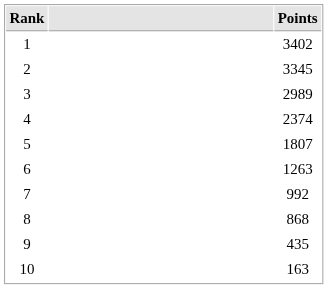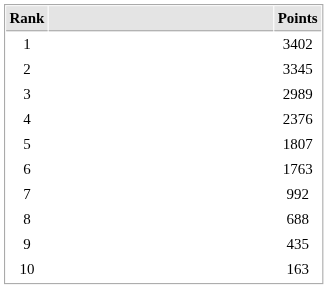(298, 119) 2374 -> (298, 119) 2376
(298, 169) 1263 -> (298, 169) 1763
(298, 219) 868 -> (298, 219) 688
